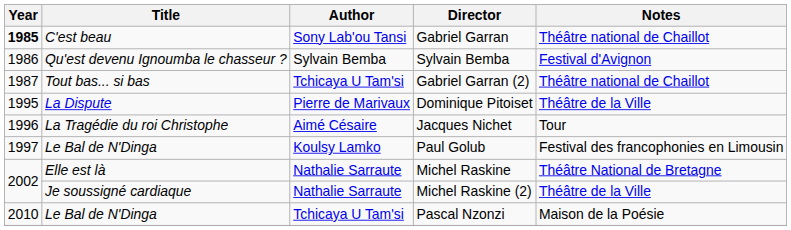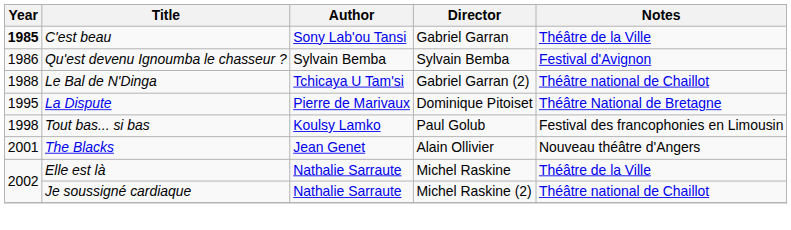(624, 37) Théâtre national de Chaillot -> (595, 37) Théâtre de la Ville
(23, 81) 1987 -> (23, 81) 1988
(97, 81) Tout bas... si bas -> (101, 81) Le Bal de N'Dinga
(595, 103) Théâtre de la Ville -> (630, 103) Théâtre National de Bretagne
- row: (464, 125)
(23, 147) 1997 -> (23, 125) 1998
(101, 147) Le Bal de N'Dinga -> (97, 125) Tout bas... si bas
+ row: (455, 147)
(630, 170) Théâtre National de Bretagne -> (595, 170) Théâtre de la Ville
(595, 192) Théâtre de la Ville -> (624, 192) Théâtre national de Chaillot
- row: (461, 214)
